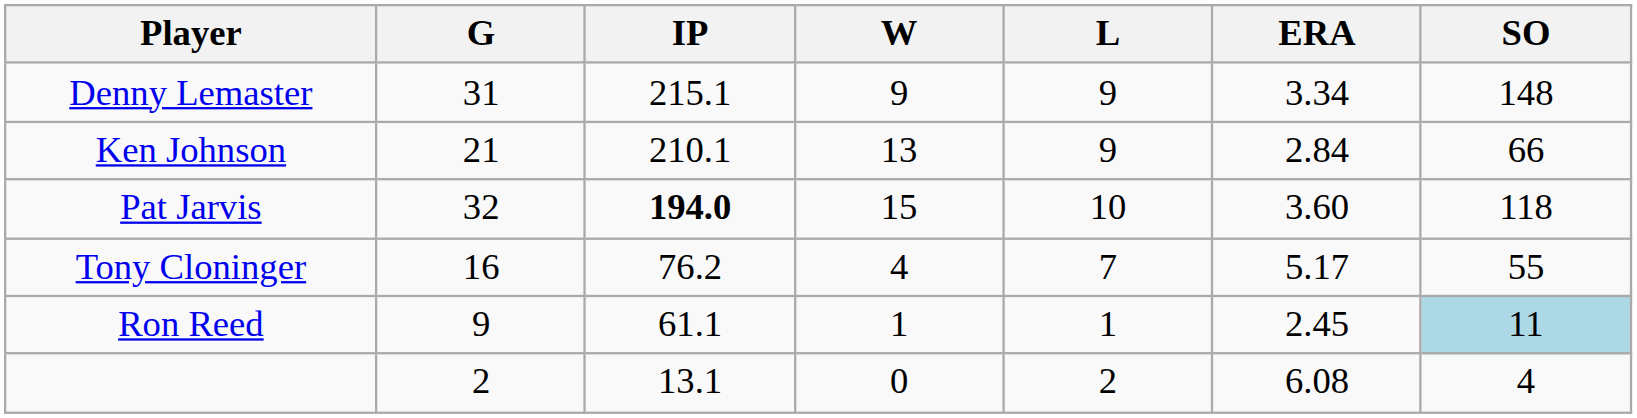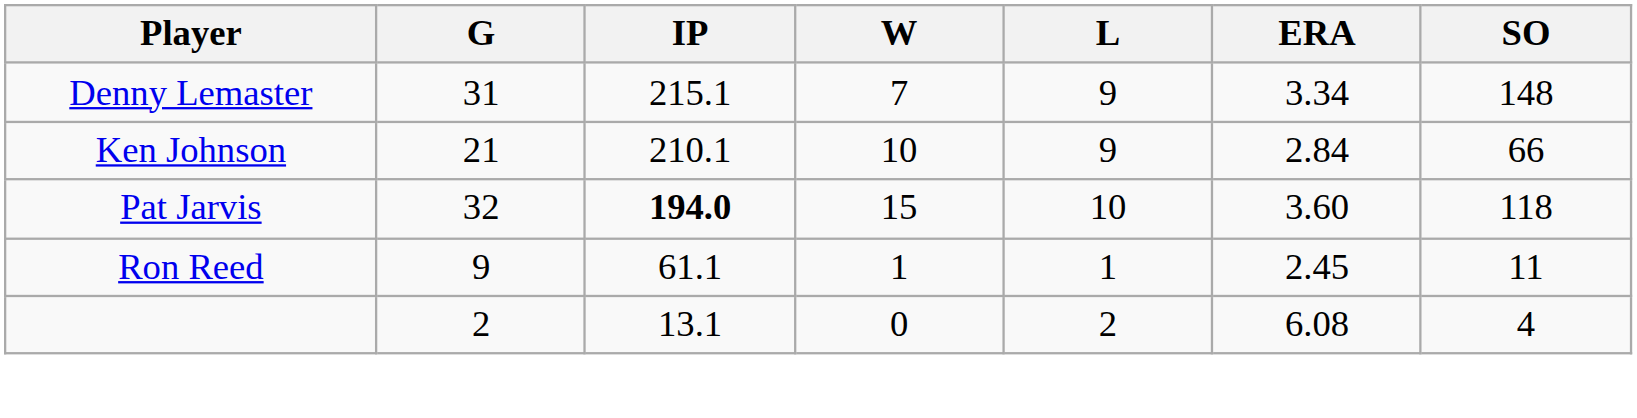(899, 91) 9 -> (899, 91) 7
(899, 149) 13 -> (899, 149) 10
- row: (191, 265)
(1526, 324) lightblue background -> (1526, 265) no background
